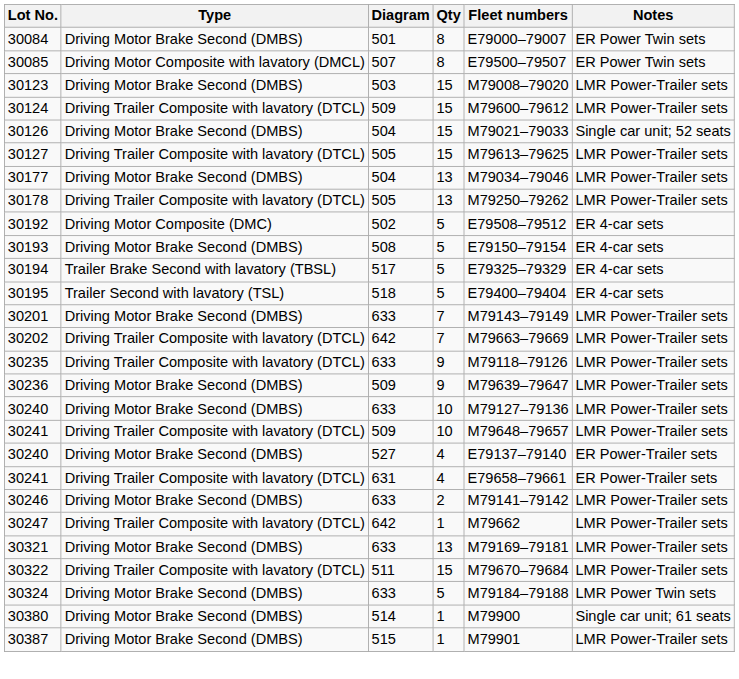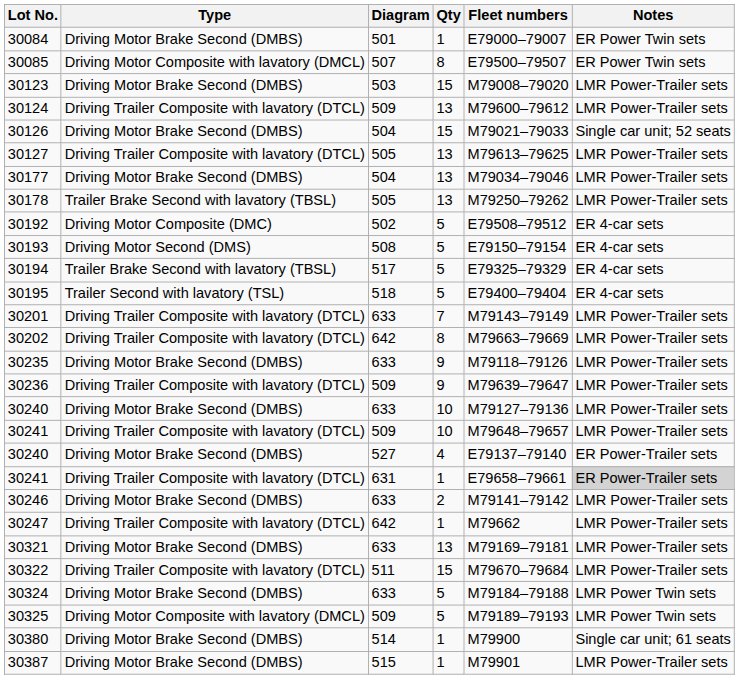(441, 39) 8 -> (441, 39) 1
(445, 108) 15 -> (445, 108) 13
(445, 154) 15 -> (445, 154) 13
(215, 200) Driving Trailer Composite with lavatory (DTCL) -> (200, 200) Trailer Brake Second with lavatory (TBSL)
(184, 246) Driving Motor Brake Second (DMBS) -> (158, 246) Driving Motor Second (DMS)
(184, 316) Driving Motor Brake Second (DMBS) -> (215, 316) Driving Trailer Composite with lavatory (DTCL)
(441, 339) 7 -> (441, 339) 8
(215, 362) Driving Trailer Composite with lavatory (DTCL) -> (184, 362) Driving Motor Brake Second (DMBS)
(184, 385) Driving Motor Brake Second (DMBS) -> (215, 385) Driving Trailer Composite with lavatory (DTCL)
(441, 477) 4 -> (441, 477) 1
(646, 477) no background -> (646, 477) lightgrey background
+ row: (28, 616)
